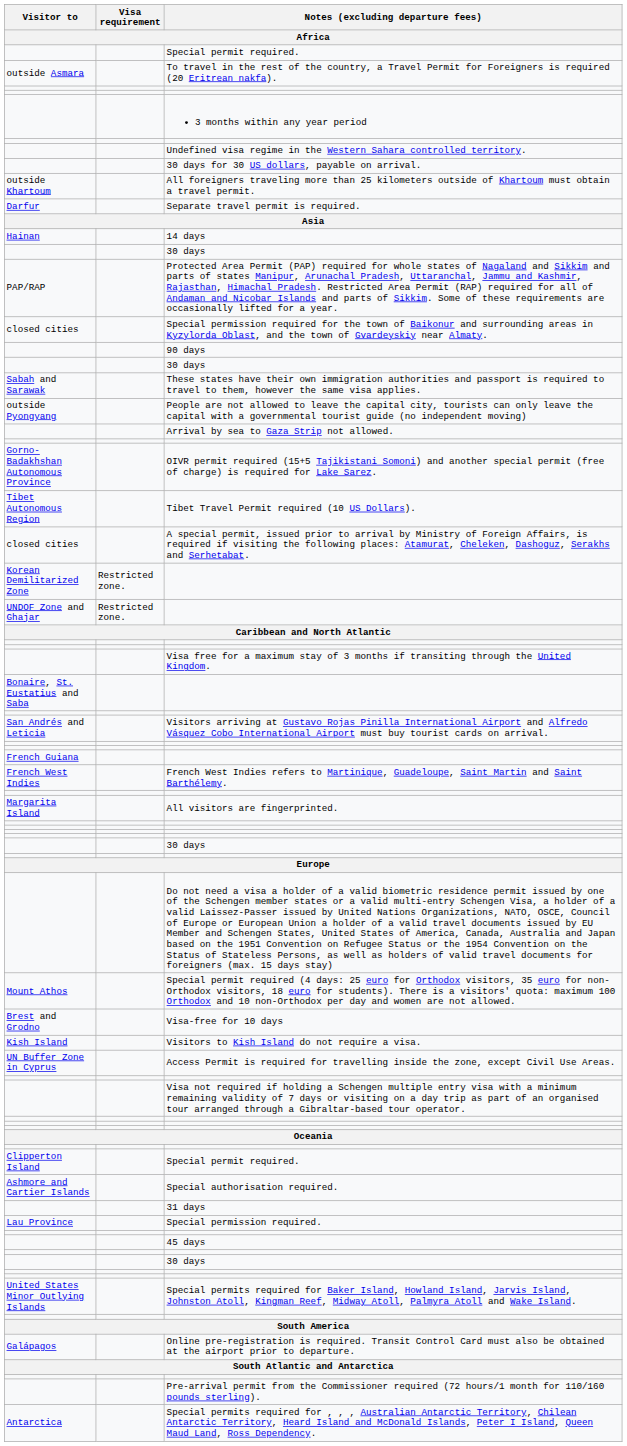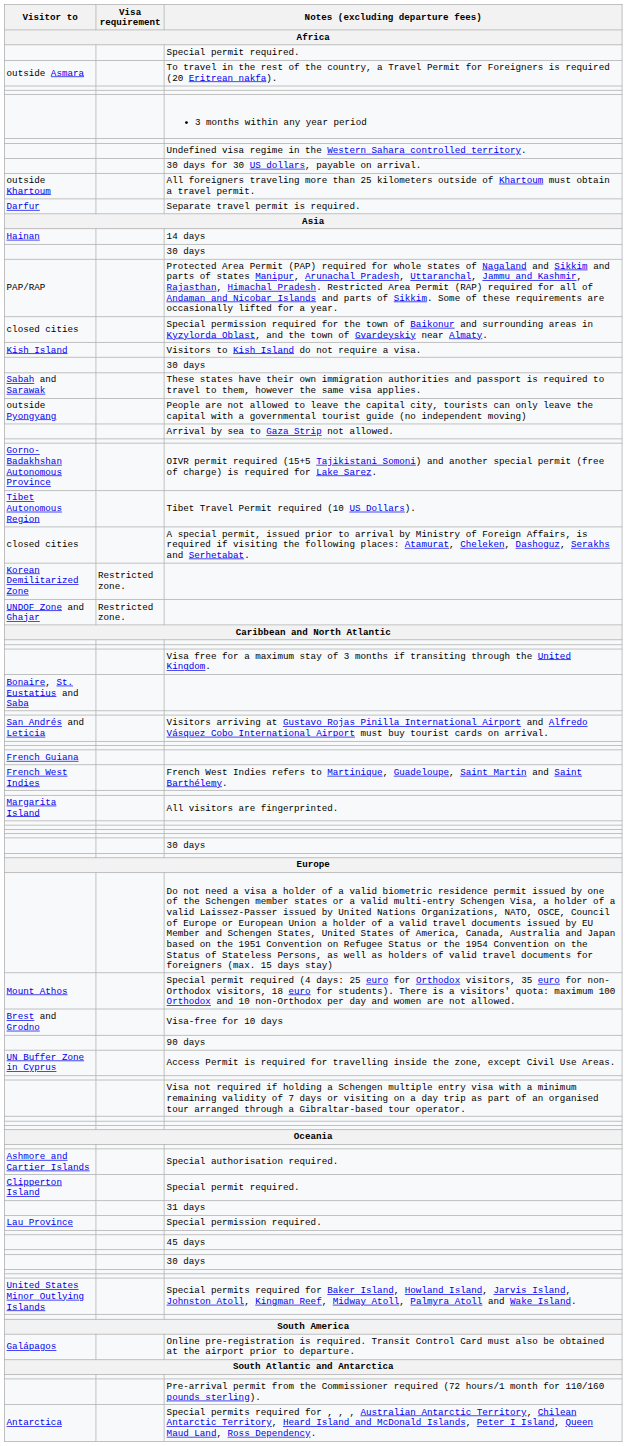rows swapped: (37, 1042) <-> (50, 350)
rows swapped: (48, 1188) <-> (34, 1162)
